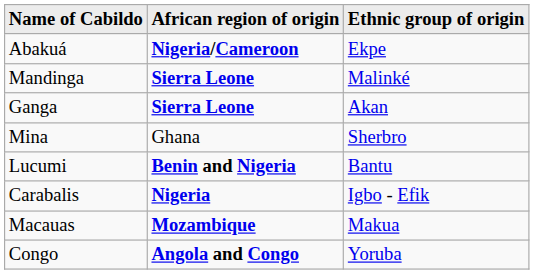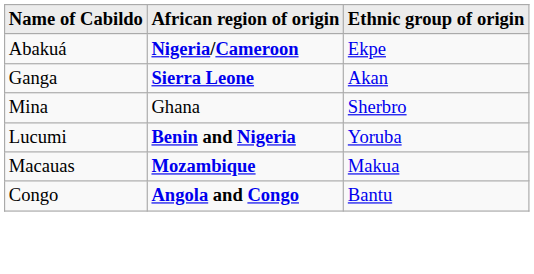- row: (46, 78)
(370, 166) Bantu -> (375, 136) Yoruba
- row: (44, 195)
(375, 254) Yoruba -> (370, 195) Bantu
